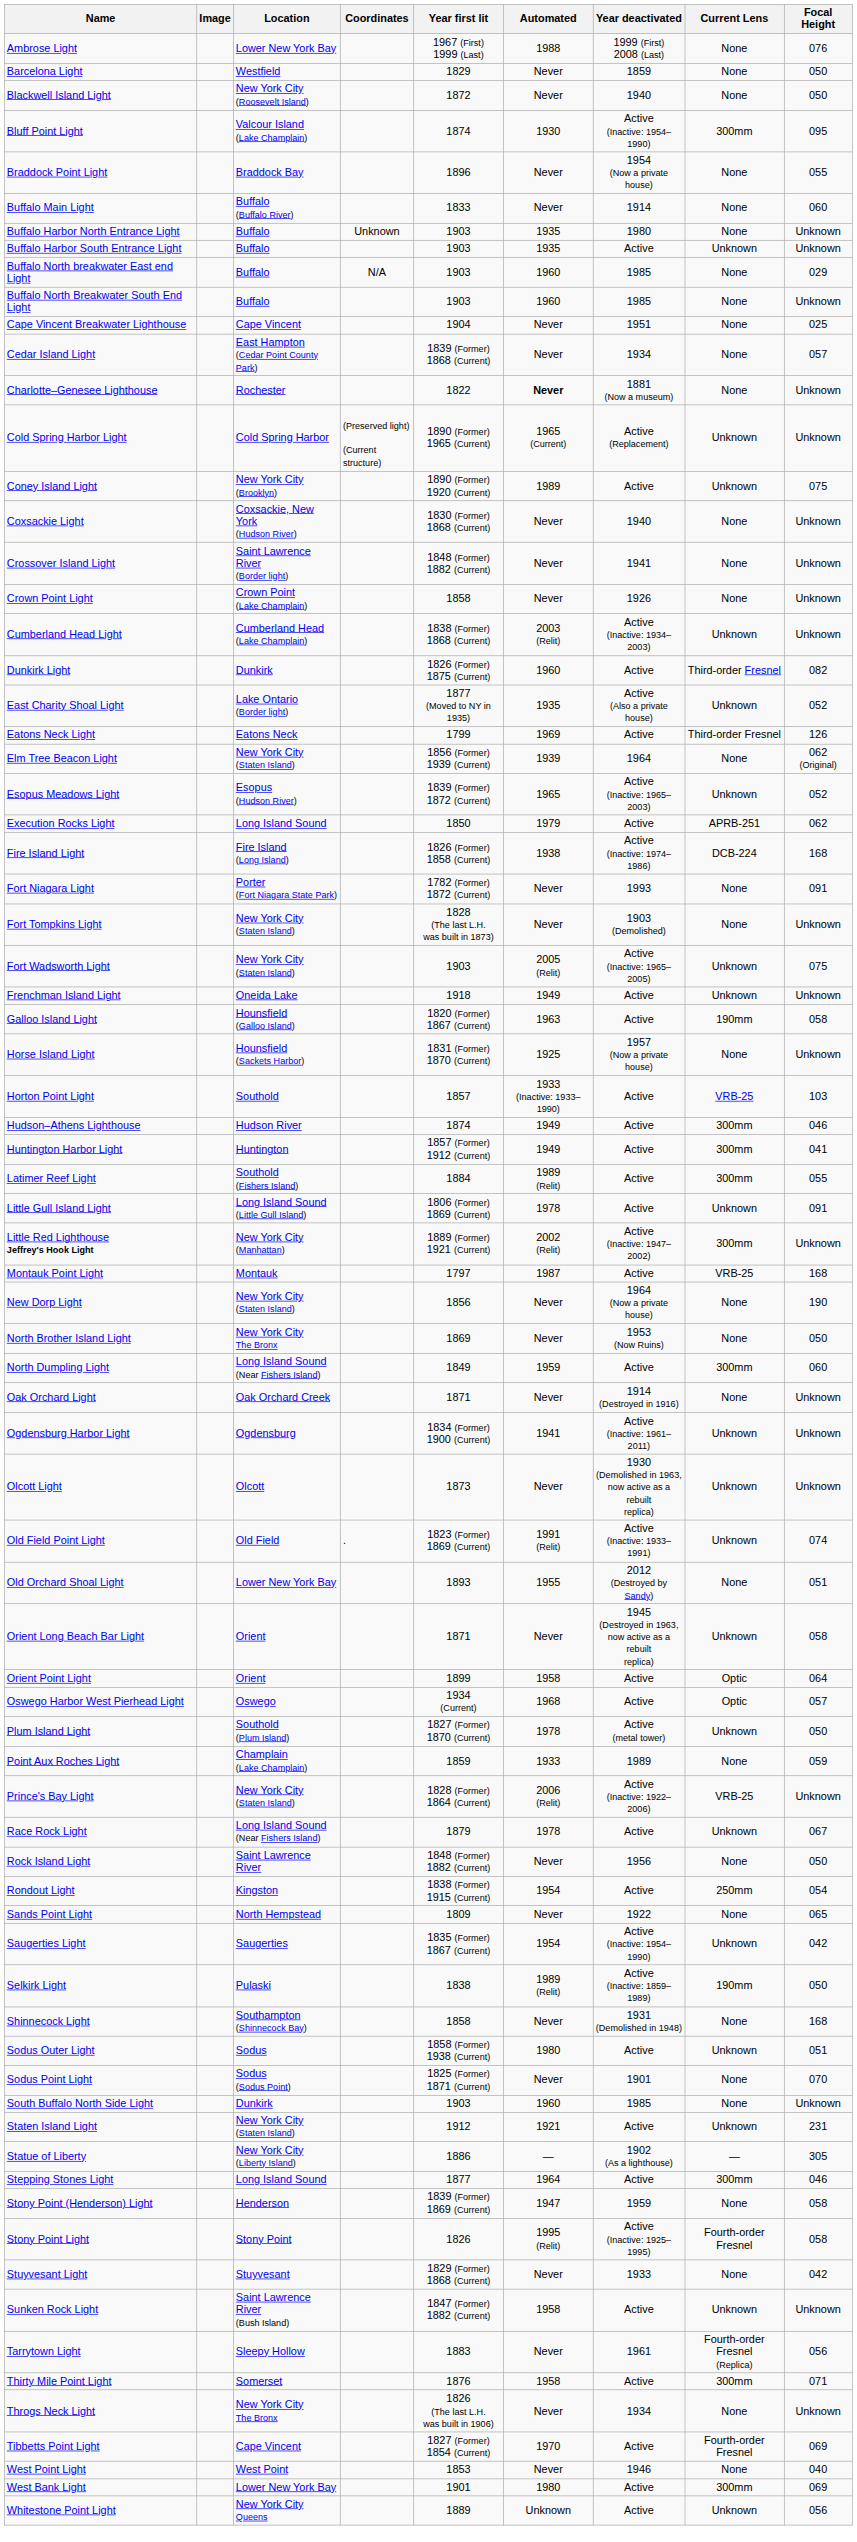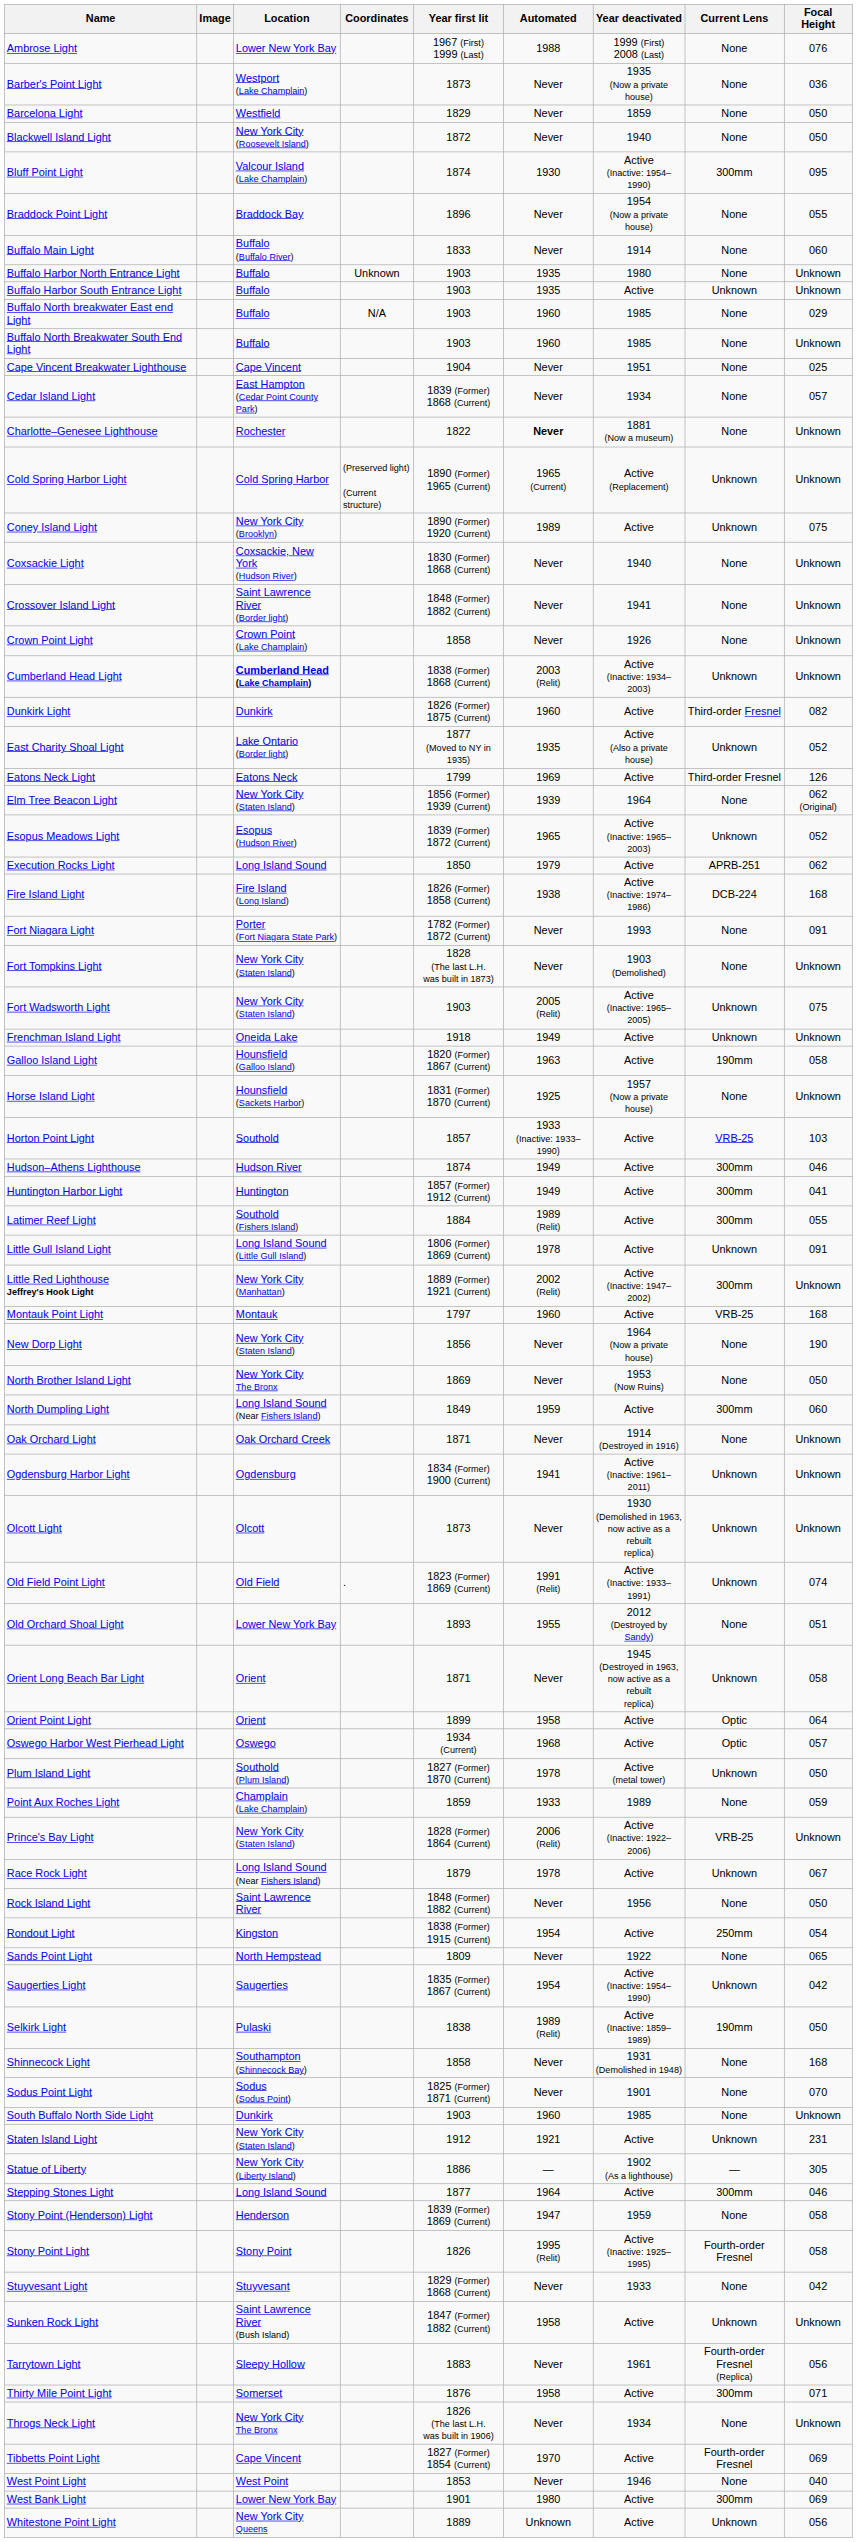+ row: (54, 84)
(280, 634) normal -> (282, 676) bold
(548, 1273) 1987 -> (548, 1315) 1960
- row: (51, 2051)
